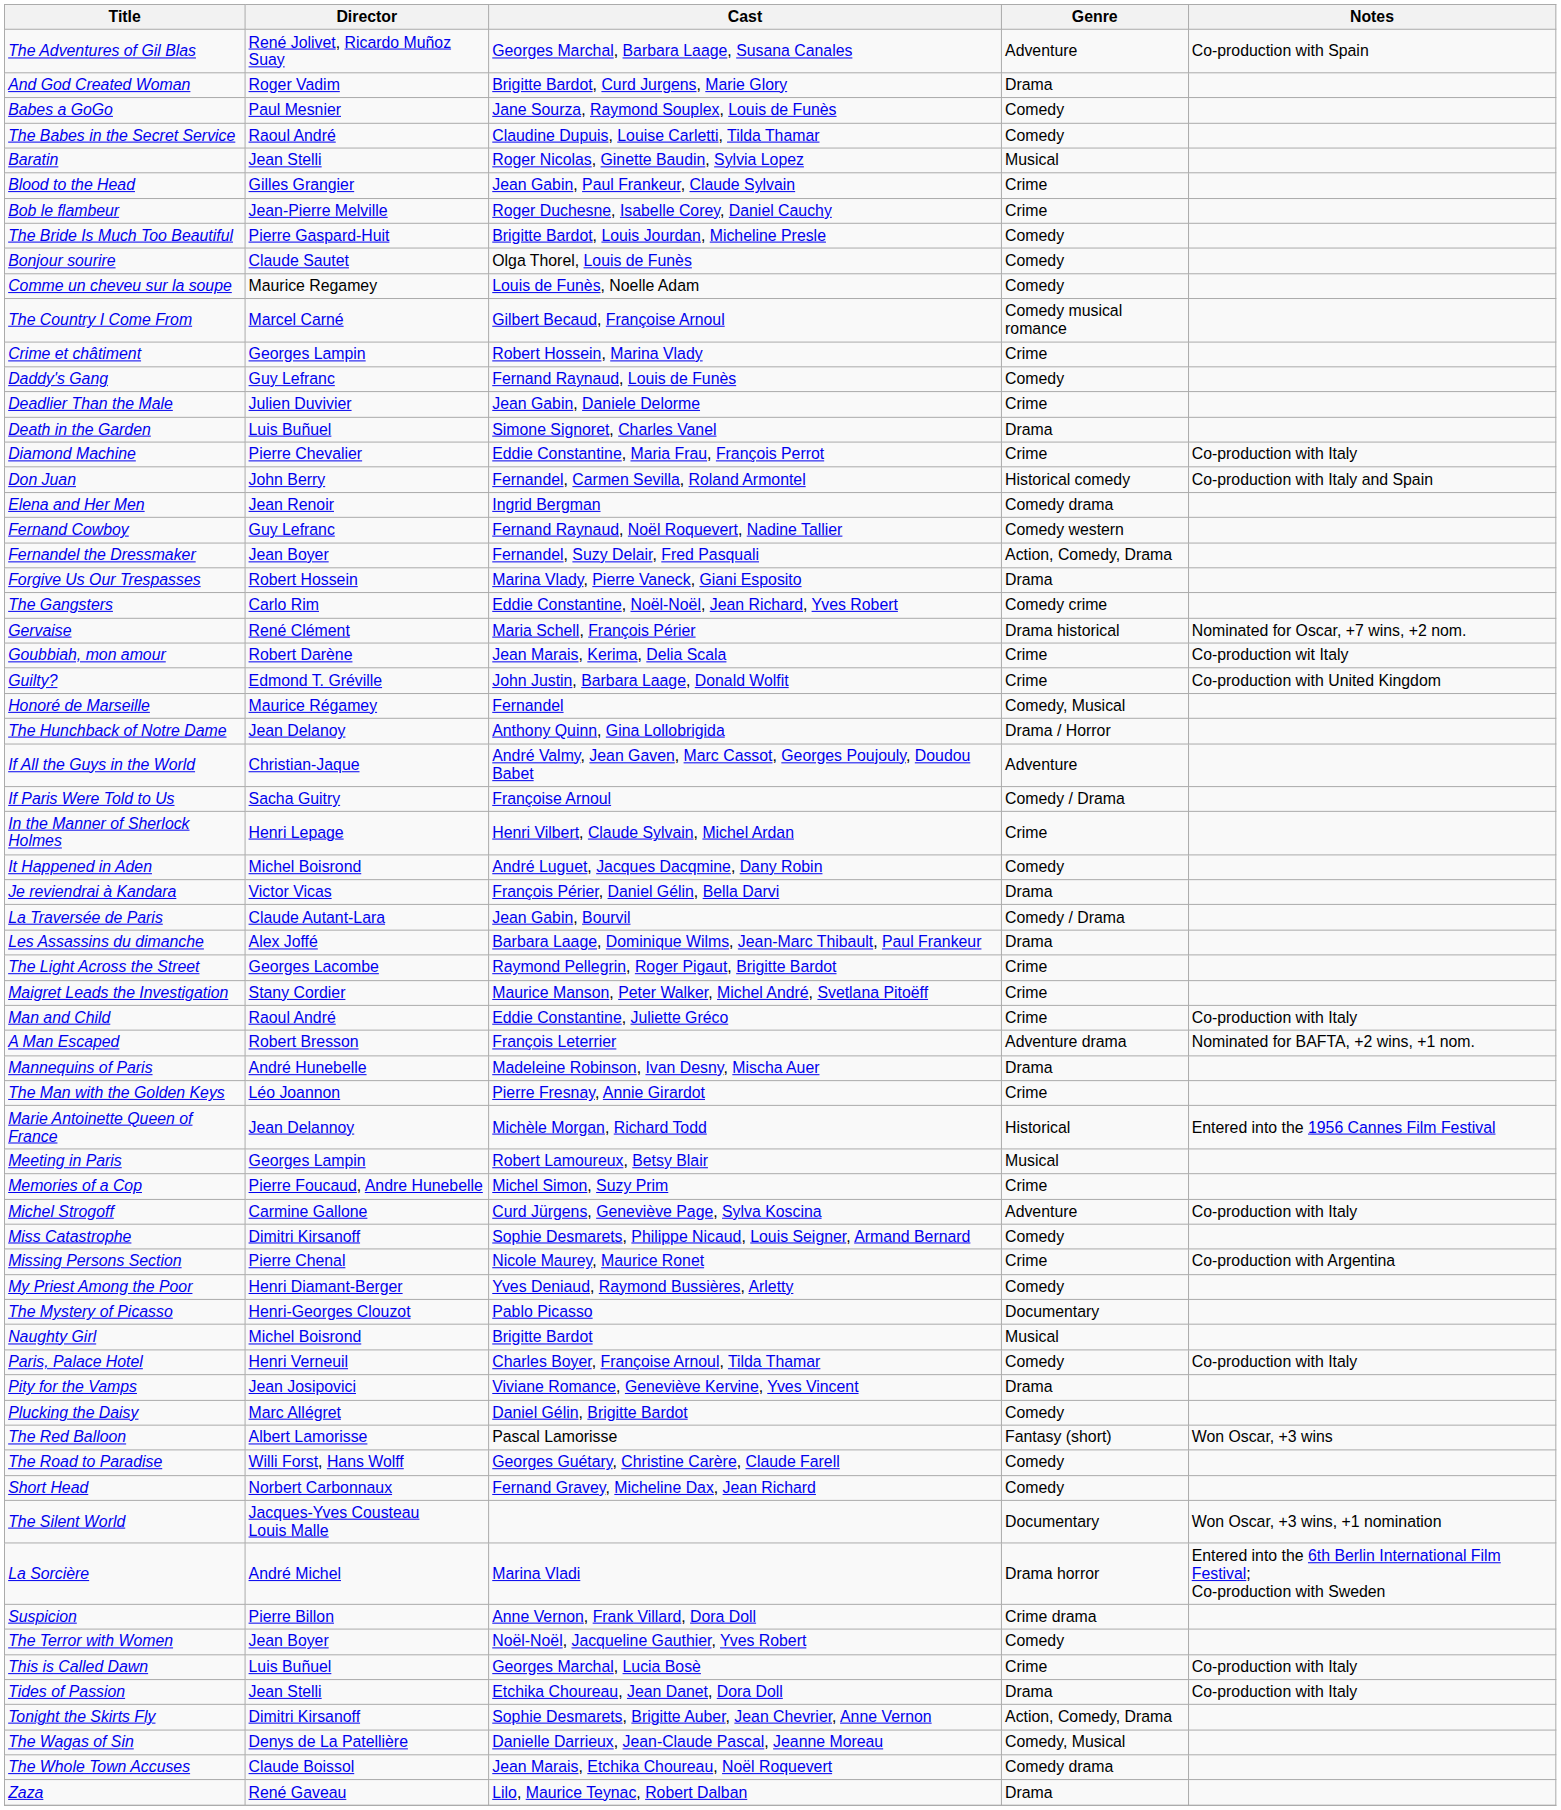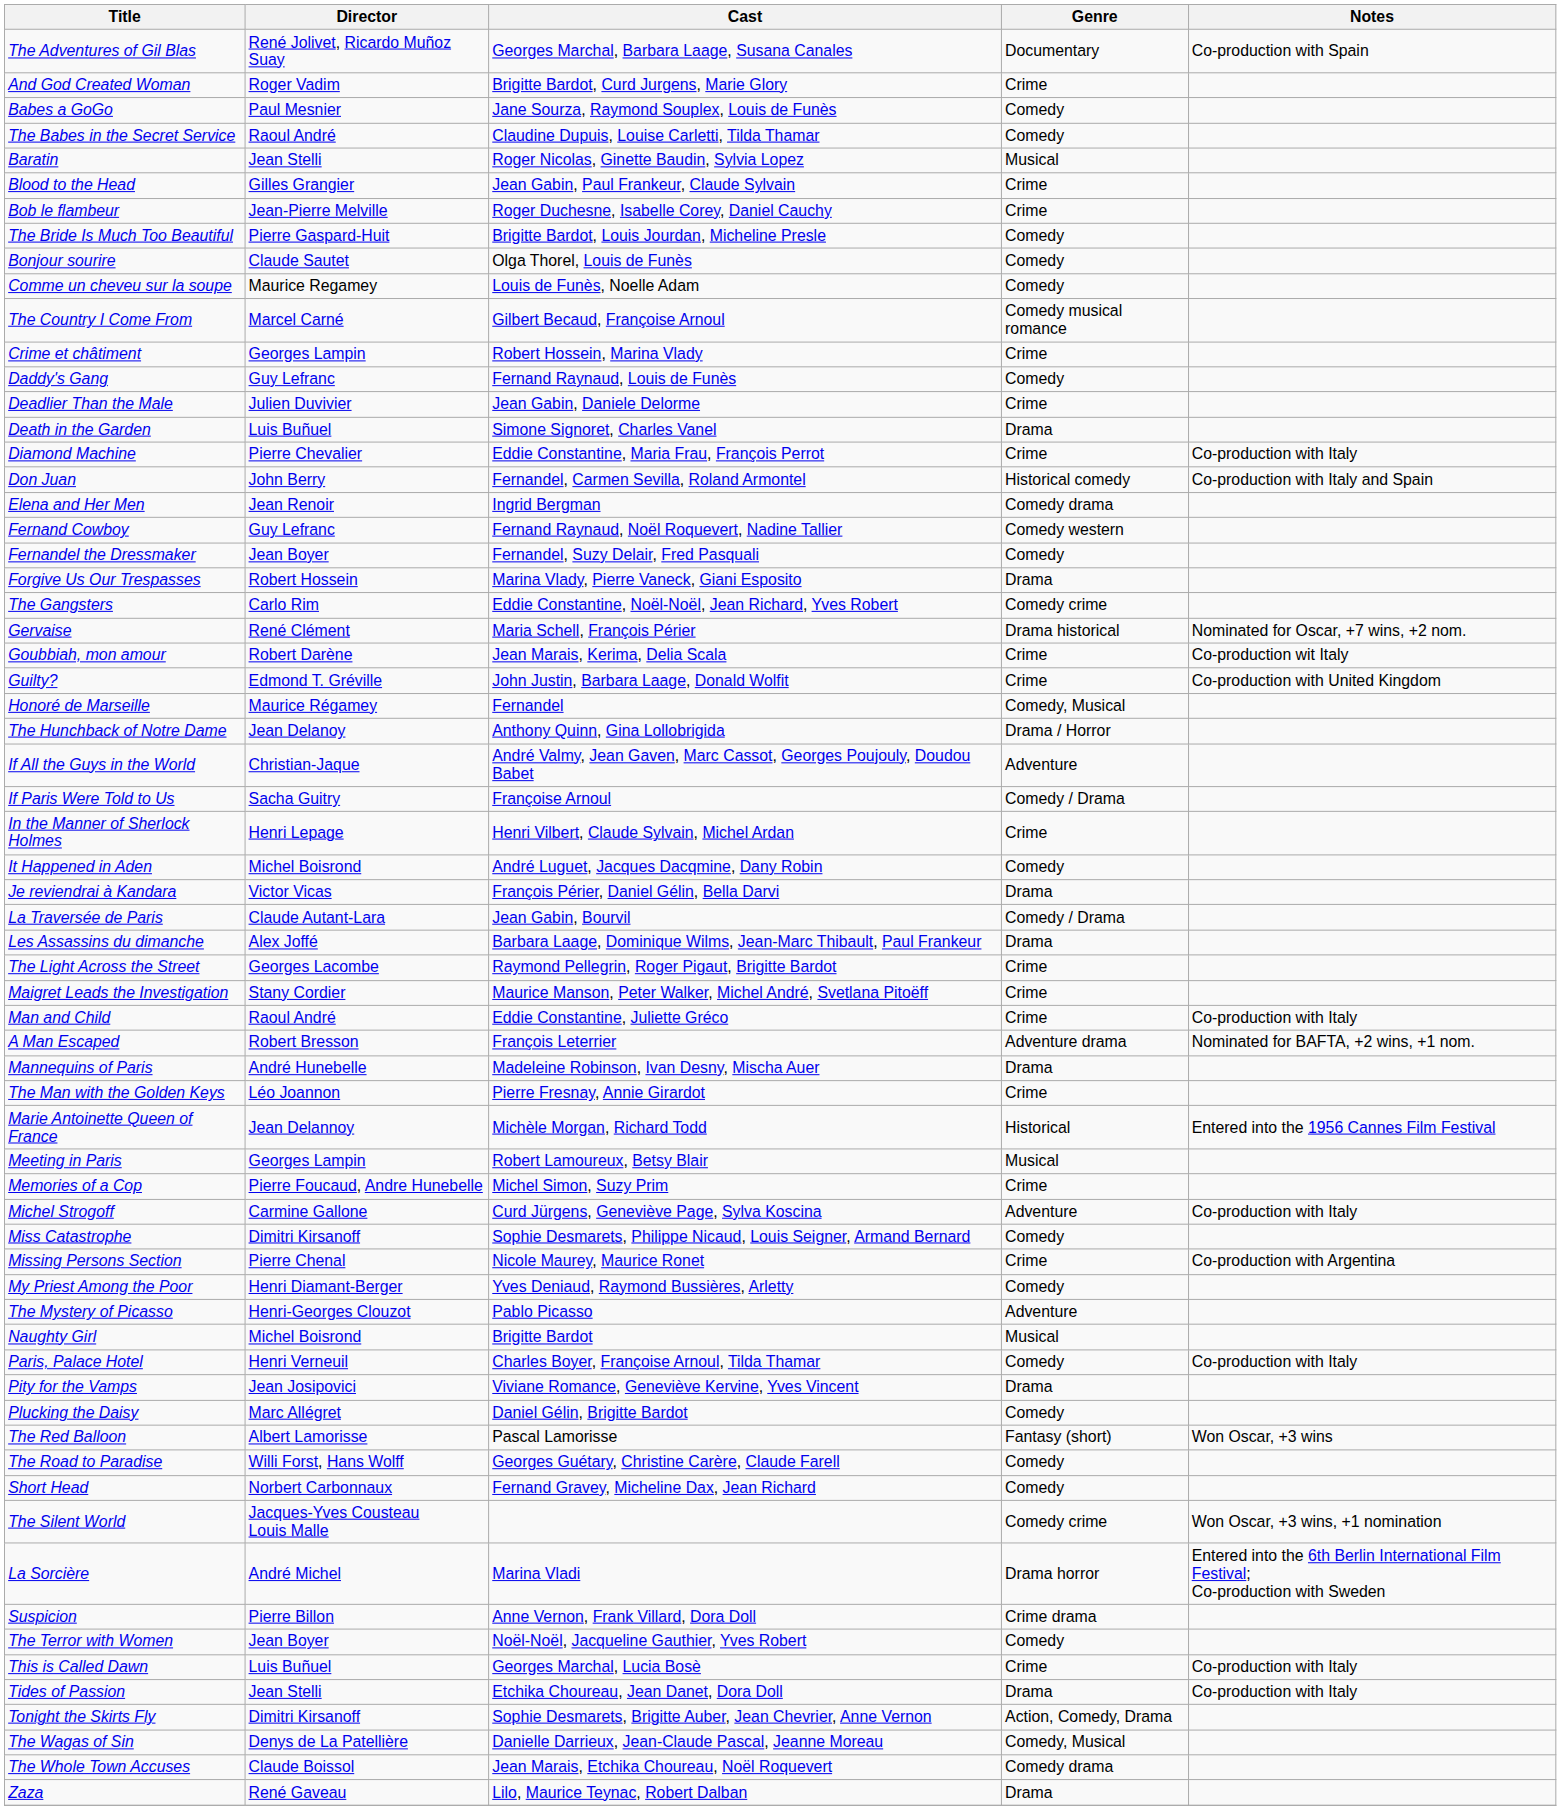(1041, 51) Adventure -> (1052, 51) Documentary
(1029, 85) Drama -> (1026, 85) Crime
(1089, 555) Action, Comedy, Drama -> (1035, 555) Comedy
(1052, 1311) Documentary -> (1041, 1311) Adventure
(1052, 1521) Documentary -> (1056, 1521) Comedy crime
